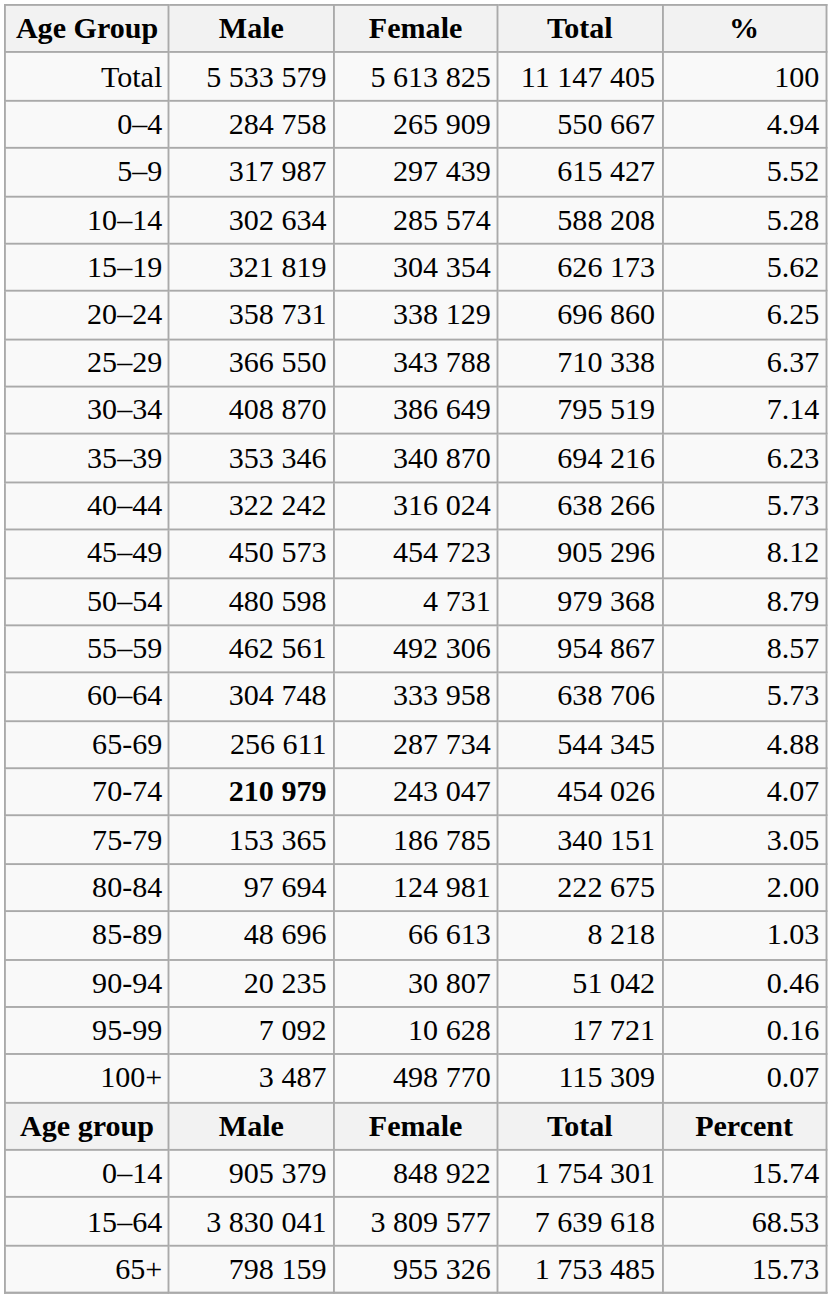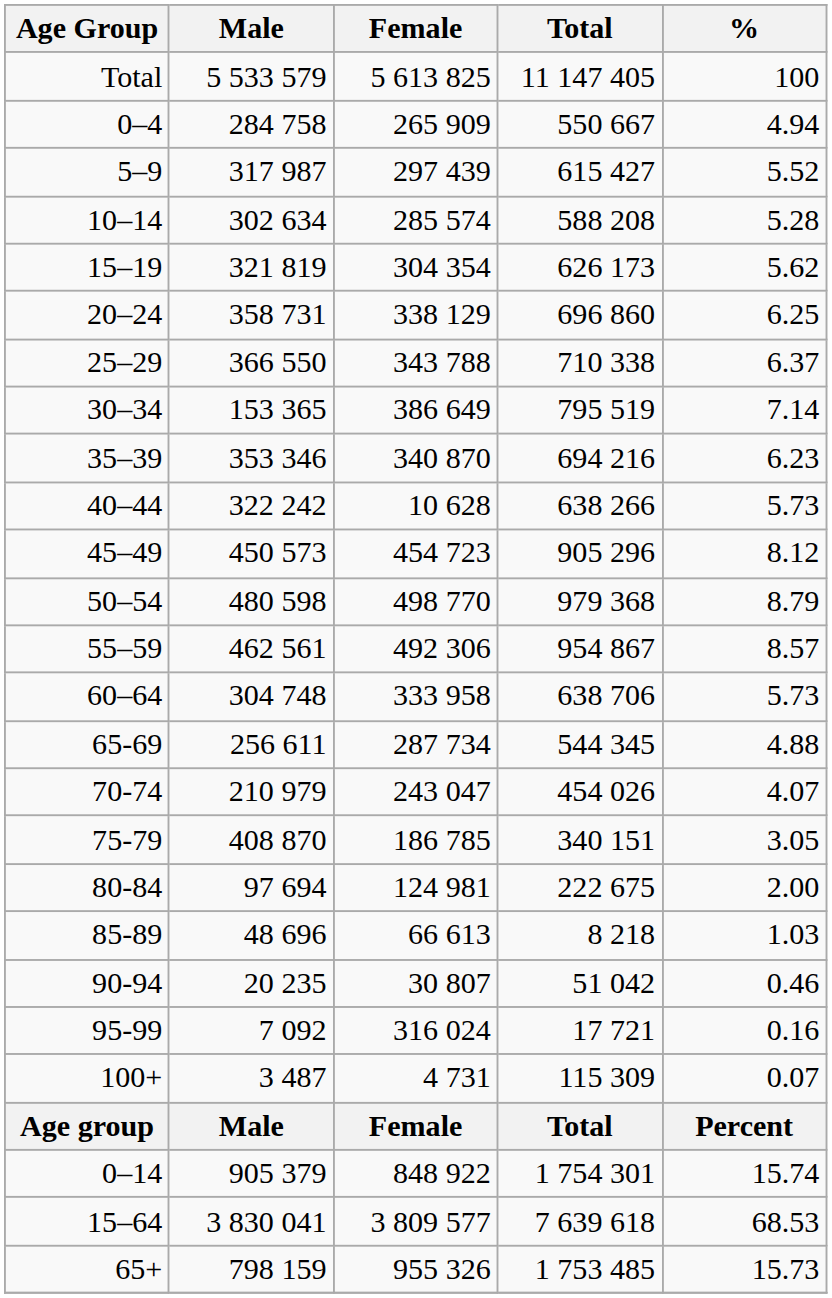(278, 409) 408 870 -> (278, 409) 153 365
(442, 505) 316 024 -> (449, 505) 10 628
(457, 600) 4 731 -> (442, 600) 498 770
(278, 791) bold -> (278, 791) normal
(278, 839) 153 365 -> (278, 839) 408 870
(449, 1030) 10 628 -> (442, 1030) 316 024
(442, 1077) 498 770 -> (457, 1077) 4 731
